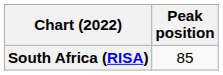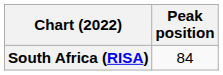(185, 57) 85 -> (185, 57) 84
